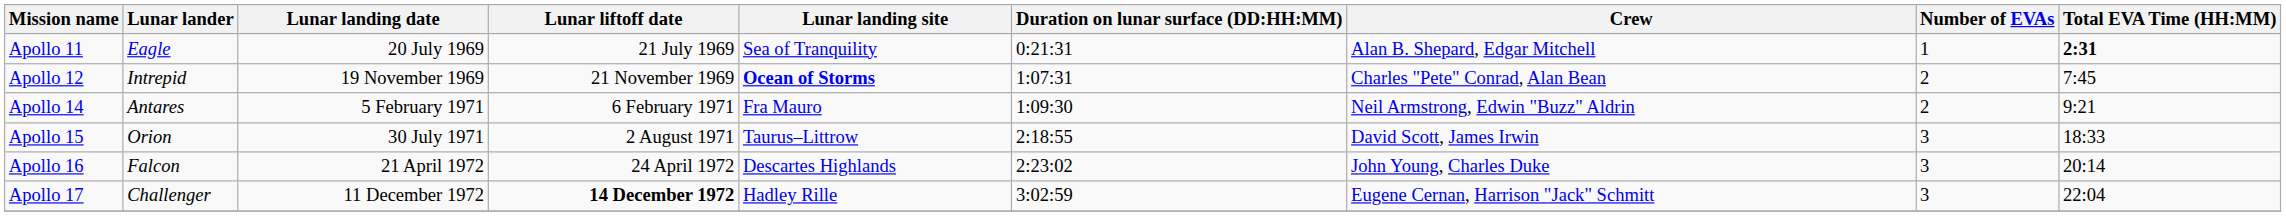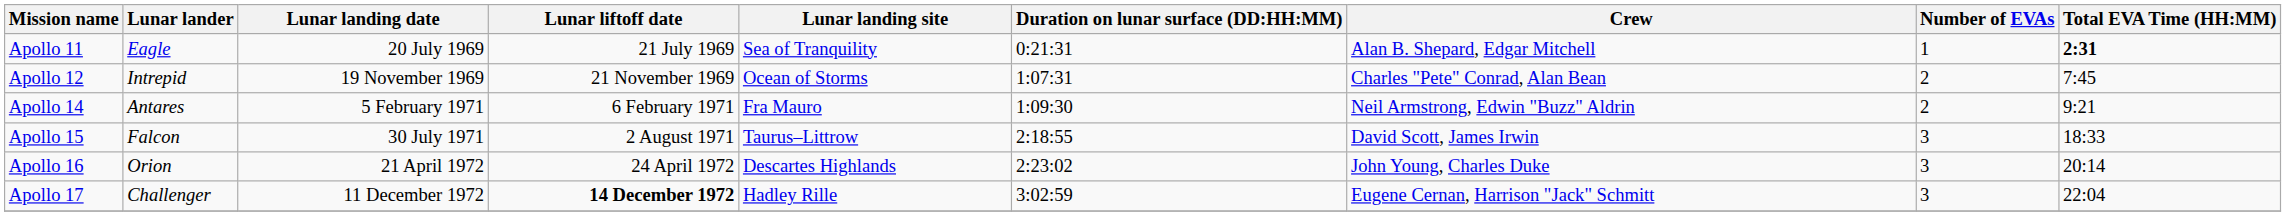(809, 78) bold -> (805, 78) normal
(149, 136) Orion -> (154, 136) Falcon
(154, 166) Falcon -> (149, 166) Orion
